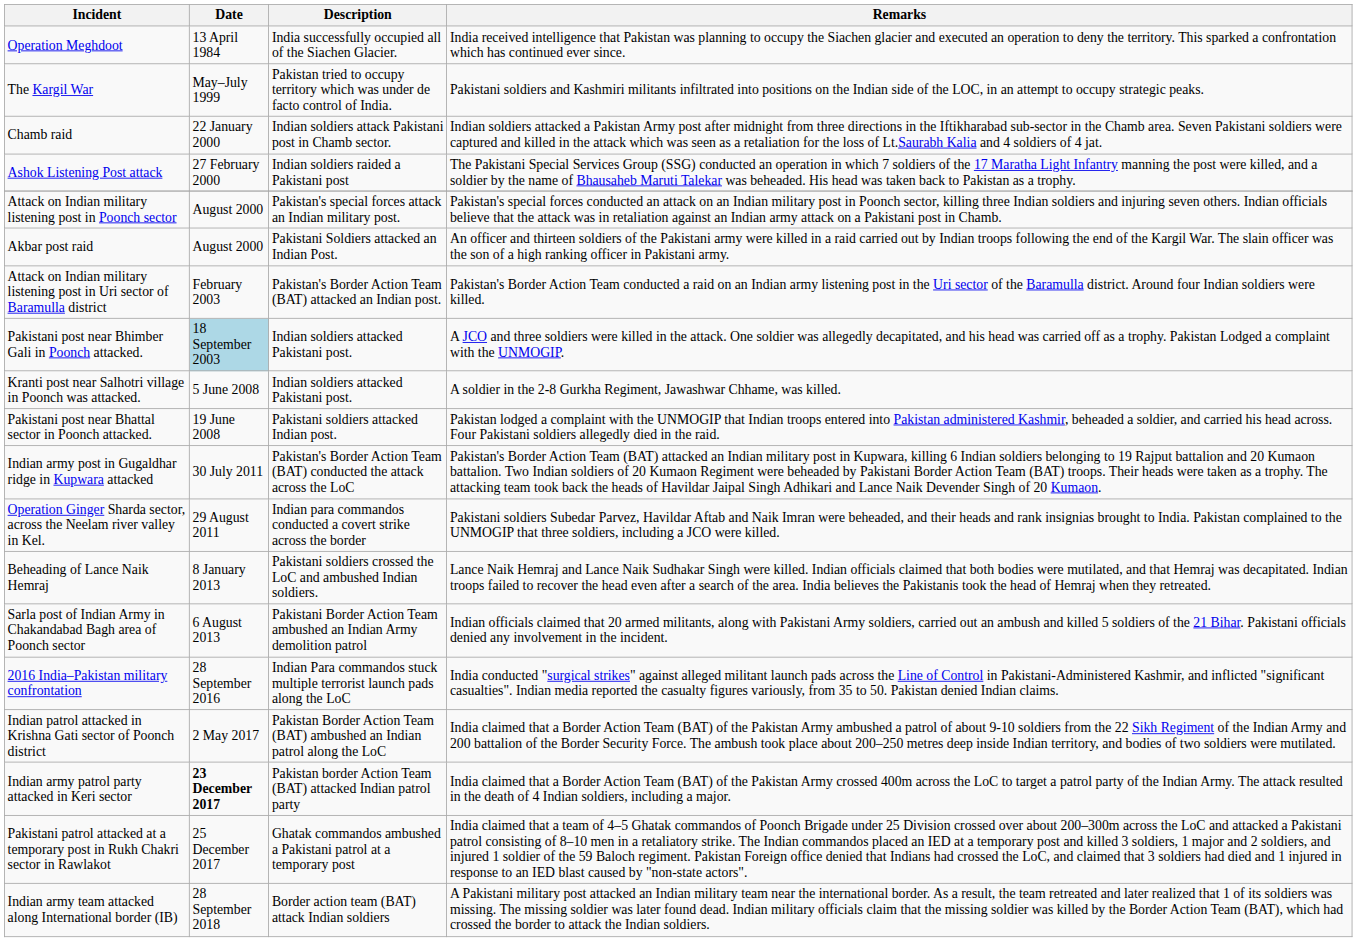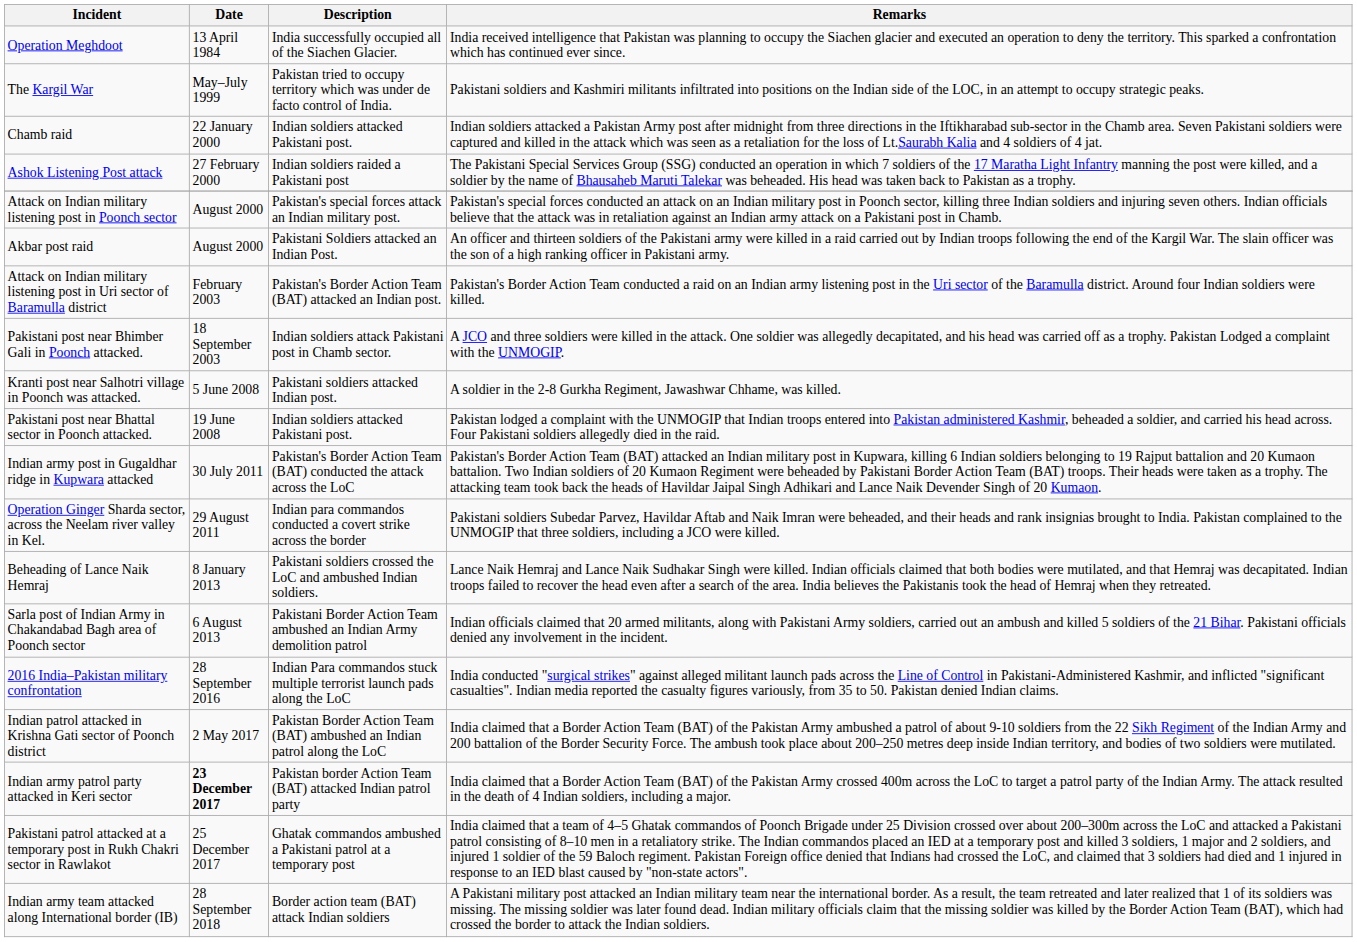(358, 135) Indian soldiers attack Pakistani post in Chamb sector. -> (337, 135) Indian soldiers attacked Pakistani post.
(222, 344) lightblue background -> (222, 344) no background
(337, 344) Indian soldiers attacked Pakistani post. -> (358, 344) Indian soldiers attack Pakistani post in Chamb sector.
(337, 389) Indian soldiers attacked Pakistani post. -> (345, 389) Pakistani soldiers attacked Indian post.
(345, 427) Pakistani soldiers attacked Indian post. -> (337, 427) Indian soldiers attacked Pakistani post.
